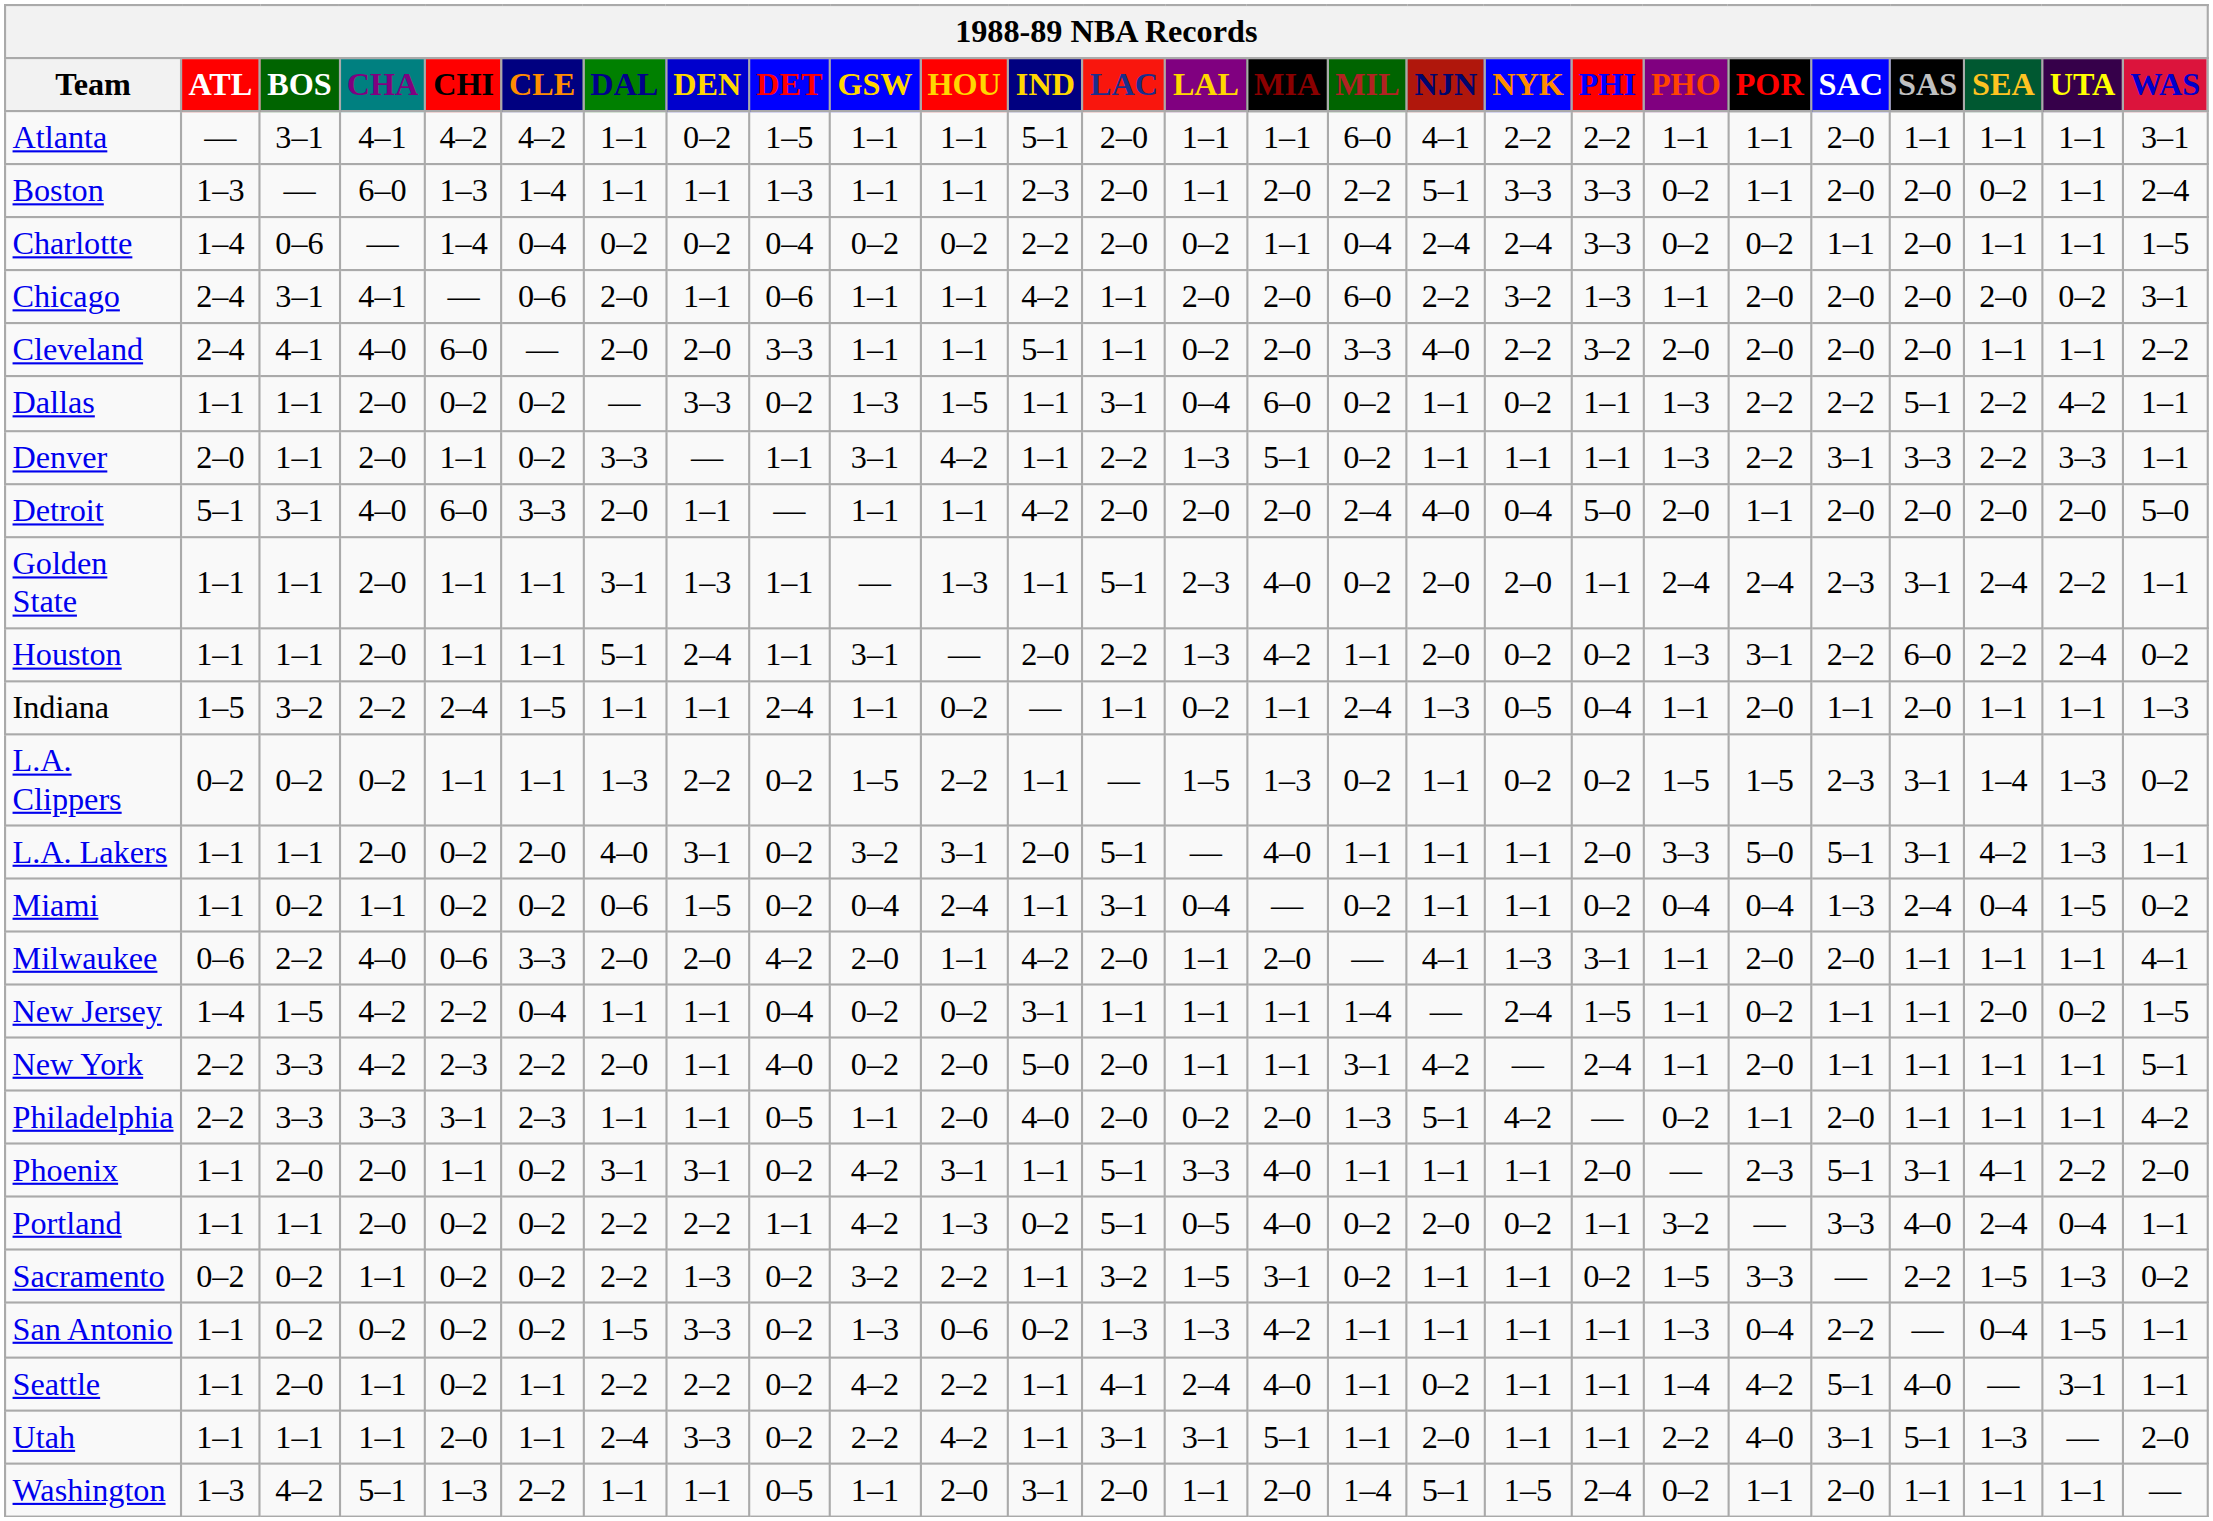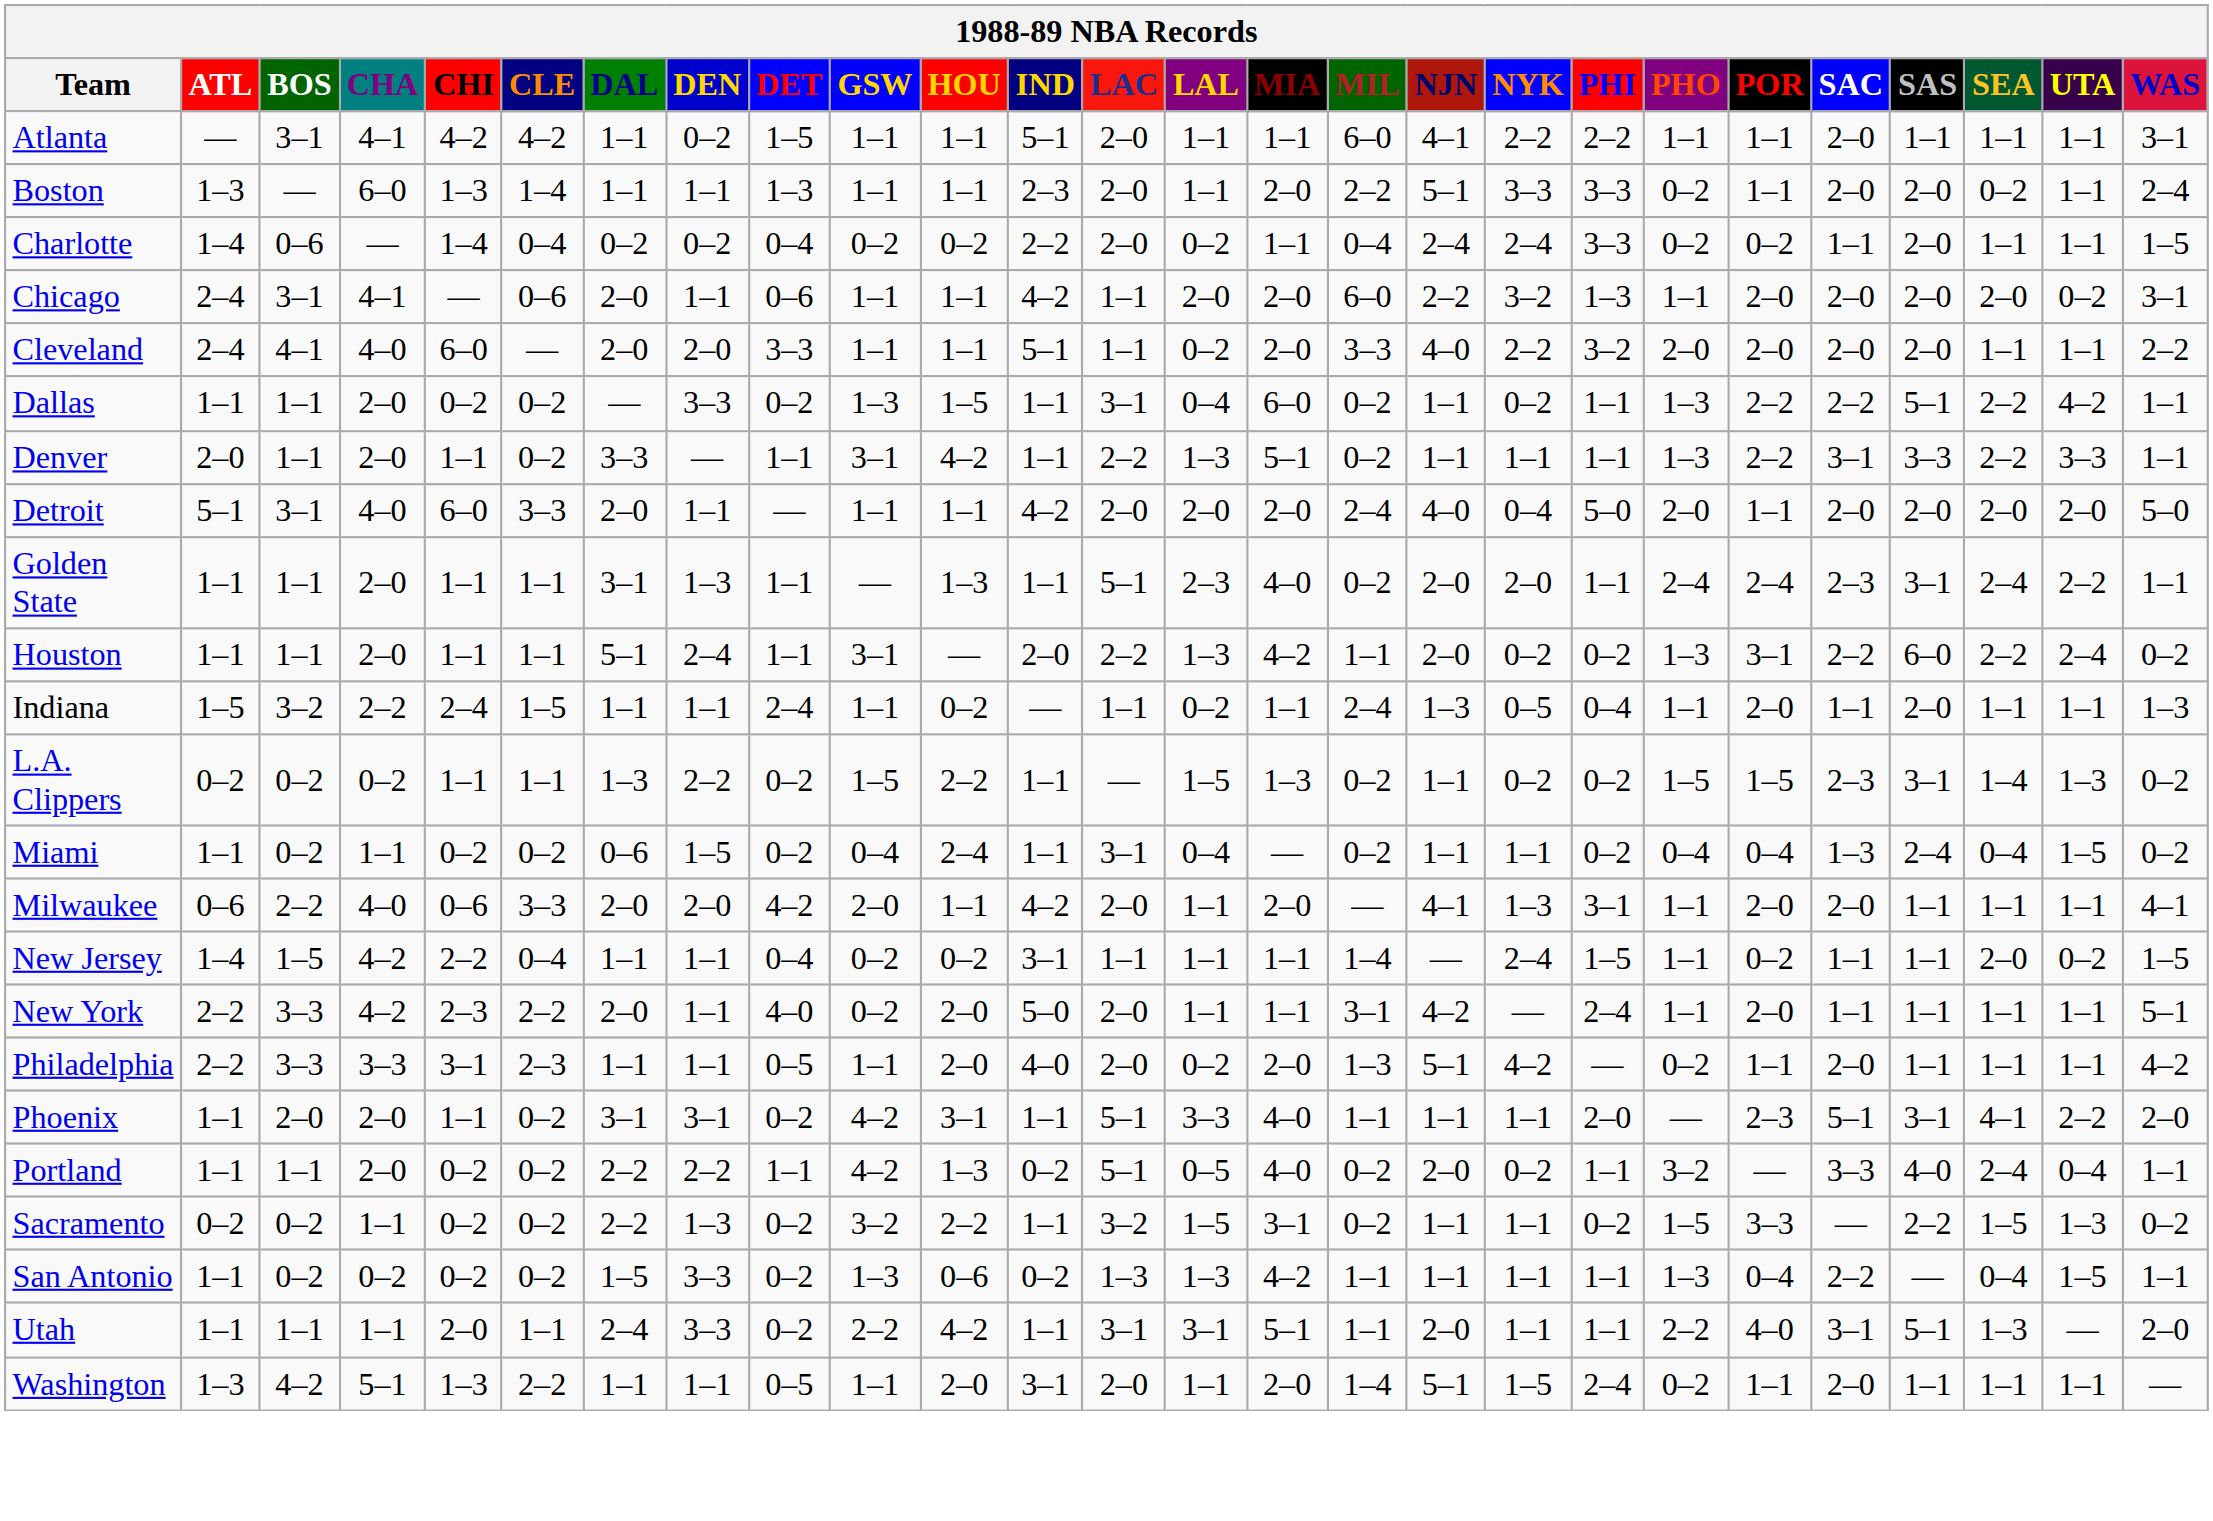- row: (90, 851)
- row: (56, 1382)
